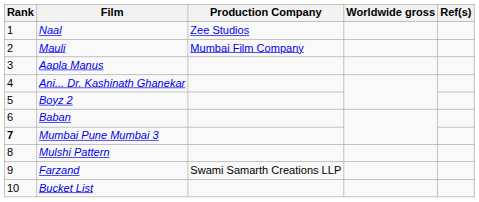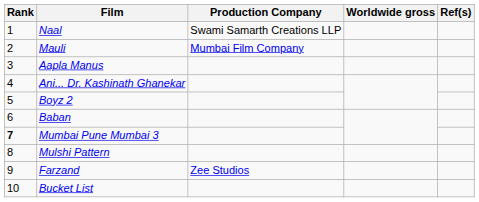(220, 30) Zee Studios -> (266, 30) Swami Samarth Creations LLP
(266, 170) Swami Samarth Creations LLP -> (220, 170) Zee Studios
